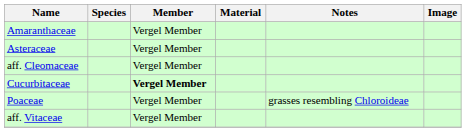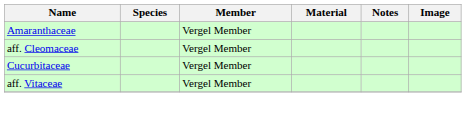- row: (31, 48)
(170, 83) bold -> (217, 65) normal
- row: (25, 100)
